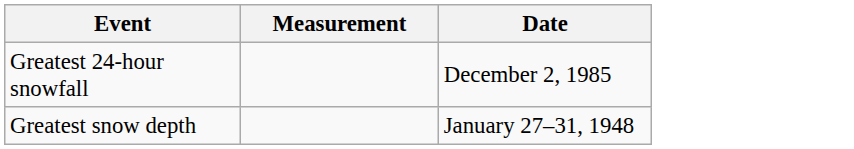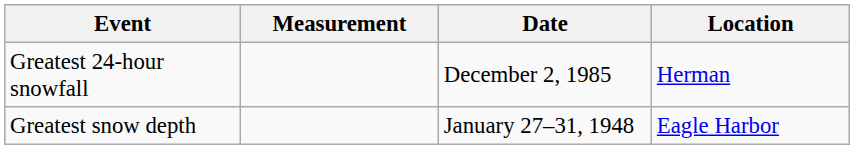+ column: (751, 23)
